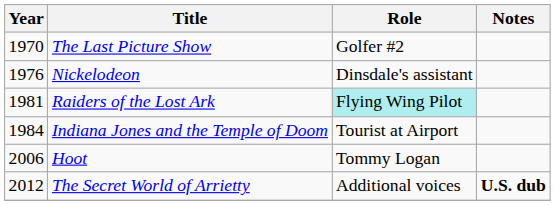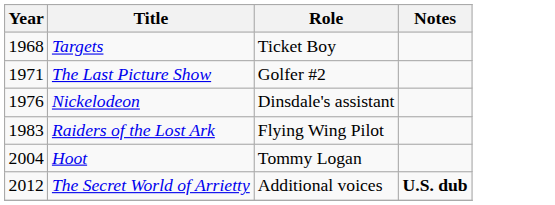+ row: (78, 46)
(26, 46) 1970 -> (26, 74) 1971
(26, 102) 1981 -> (26, 130) 1983
(399, 102) paleturquoise background -> (321, 130) no background
- row: (190, 130)
(26, 158) 2006 -> (26, 158) 2004
